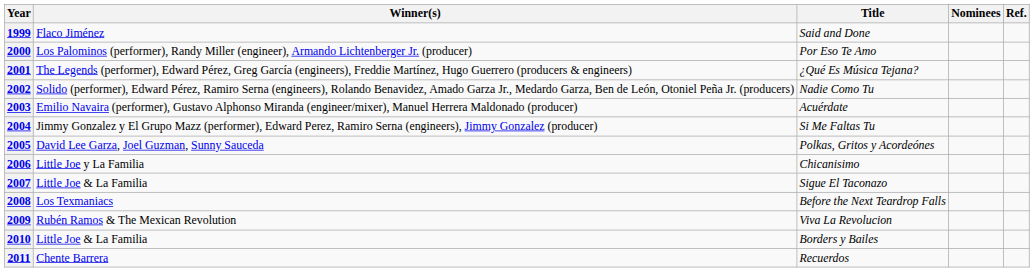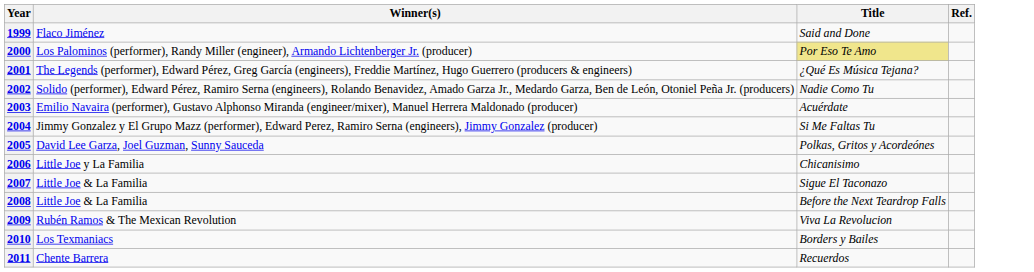- column: (976, 13)
(838, 51) no background -> (838, 51) khaki background
(75, 201) Los Texmaniacs -> (92, 201) Little Joe & La Familia
(92, 239) Little Joe & La Familia -> (75, 239) Los Texmaniacs
